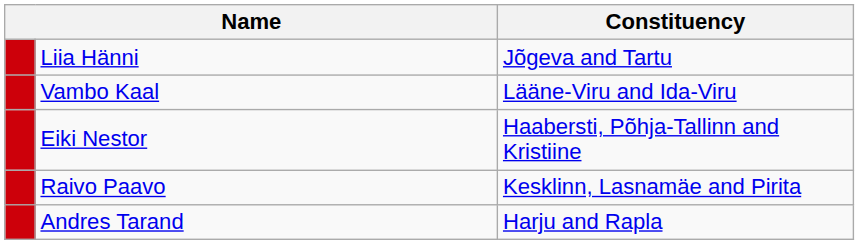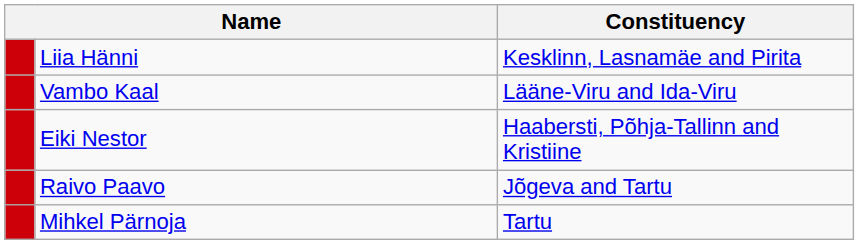(587, 57) Jõgeva and Tartu -> (652, 57) Kesklinn, Lasnamäe and Pirita
(652, 186) Kesklinn, Lasnamäe and Pirita -> (587, 186) Jõgeva and Tartu
+ row: (113, 221)
- row: (112, 221)
